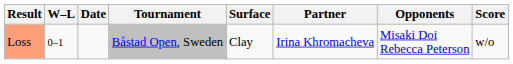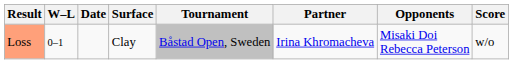columns swapped: (167, 14) <-> (250, 14)
